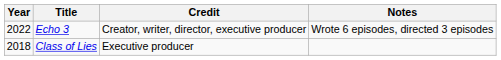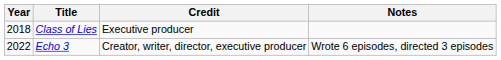rows swapped: (66, 47) <-> (52, 30)
